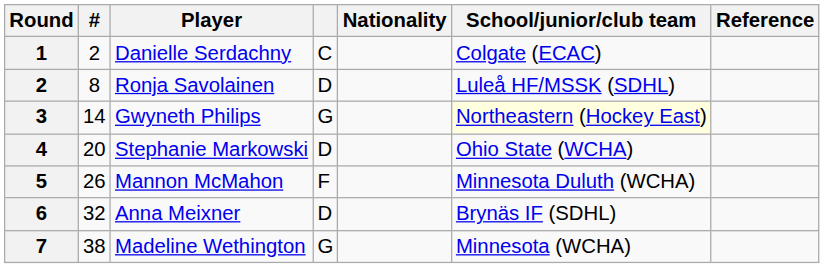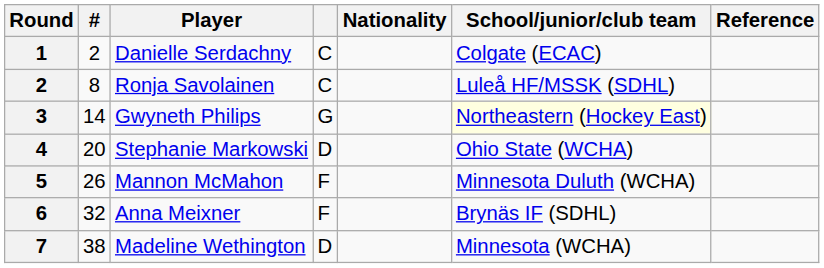(325, 85) D -> (325, 85) C
(325, 213) D -> (324, 213) F
(325, 246) G -> (325, 246) D
